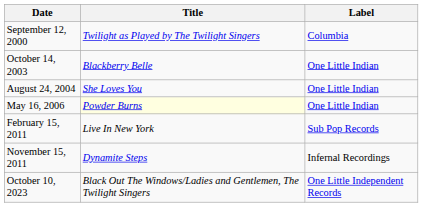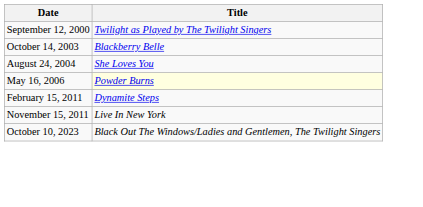- column: (361, 13)
(118, 129) Live In New York -> (127, 98) Dynamite Steps
(115, 158) Dynamite Steps -> (130, 115) Live In New York
